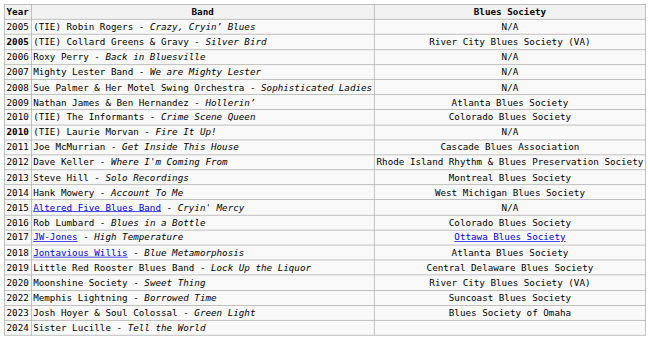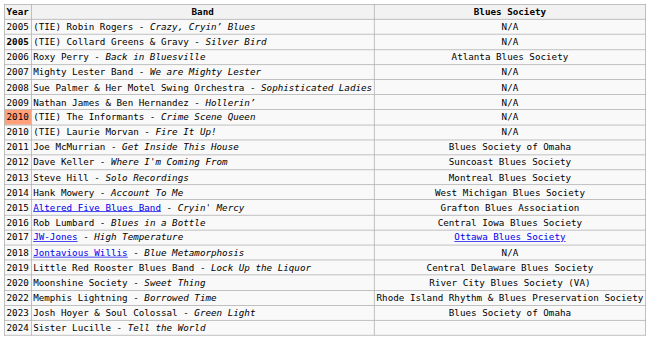(510, 42) River City Blues Society (VA) -> (510, 42) N/A
(510, 57) N/A -> (510, 57) Atlanta Blues Society
(510, 102) Atlanta Blues Society -> (510, 102) N/A
(18, 117) no background -> (18, 117) lightsalmon background
(510, 117) Colorado Blues Society -> (510, 117) N/A
(18, 132) bold -> (18, 132) normal
(510, 147) Cascade Blues Association -> (510, 147) Blues Society of Omaha
(510, 162) Rhode Island Rhythm & Blues Preservation Society -> (510, 162) Suncoast Blues Society
(510, 207) N/A -> (510, 207) Grafton Blues Association
(510, 222) Colorado Blues Society -> (510, 222) Central Iowa Blues Society
(510, 253) Atlanta Blues Society -> (510, 253) N/A
(510, 298) Suncoast Blues Society -> (510, 298) Rhode Island Rhythm & Blues Preservation Society
